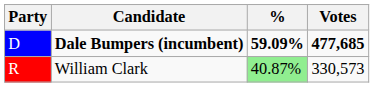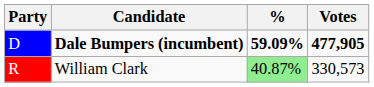(338, 43) 477,685 -> (338, 43) 477,905
